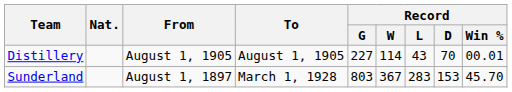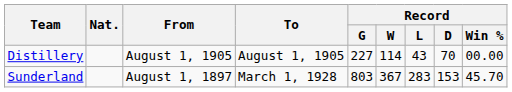(484, 56) 00.01 -> (484, 56) 00.00
